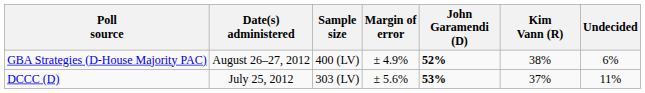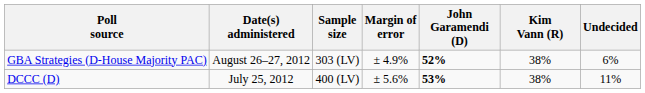(337, 60) 400 (LV) -> (337, 60) 303 (LV)
(337, 79) 303 (LV) -> (337, 79) 400 (LV)
(540, 79) 37% -> (540, 79) 38%
